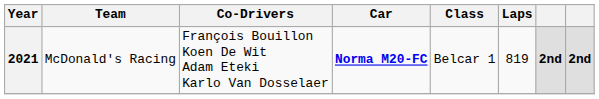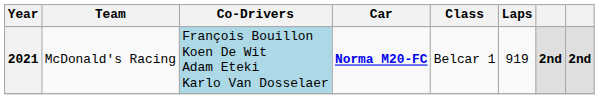(255, 60) no background -> (255, 60) lightblue background
(517, 60) 819 -> (517, 60) 919
